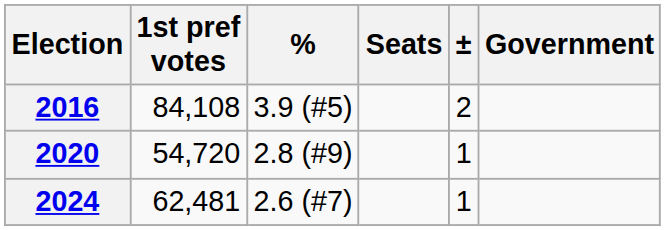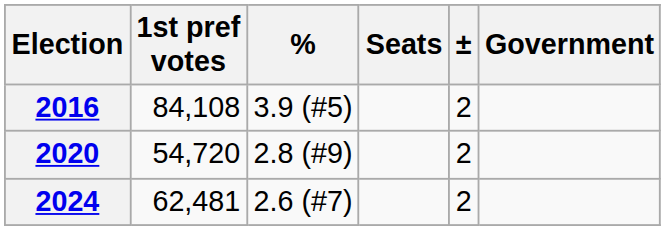(464, 153) 1 -> (464, 153) 2
(464, 200) 1 -> (464, 200) 2
